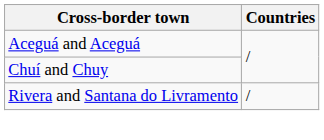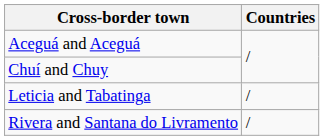+ row: (79, 95)
